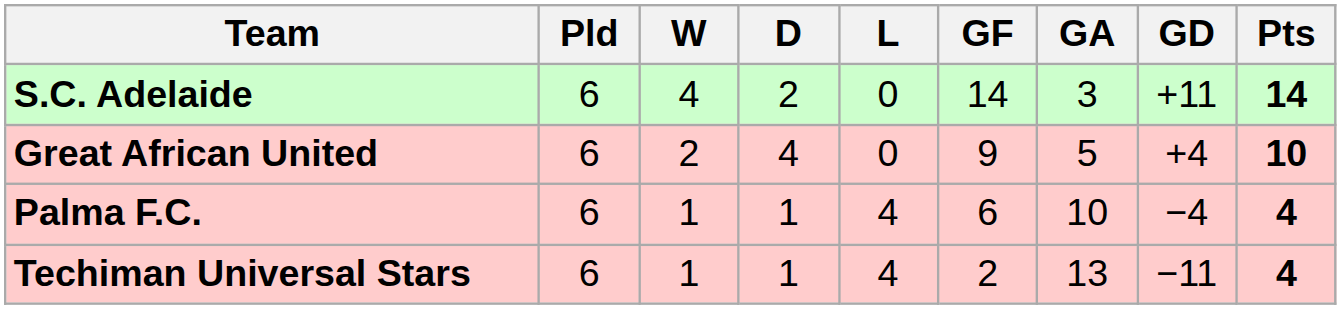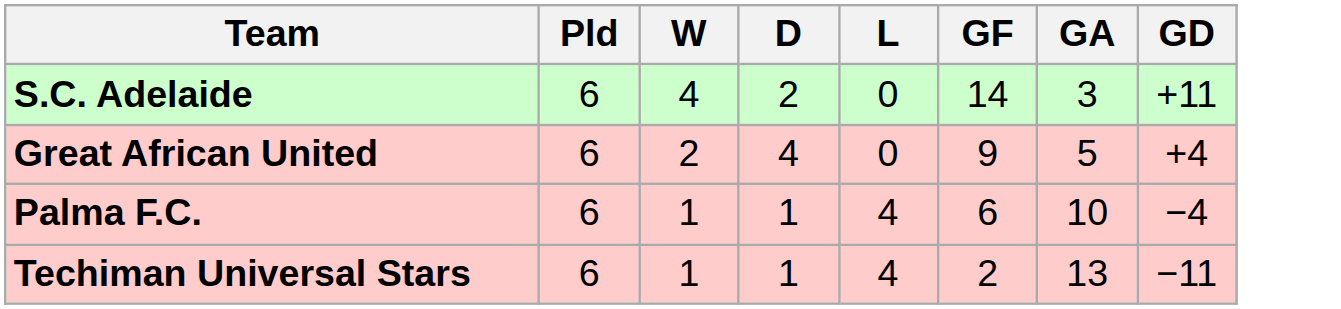- column: (1286, 34)
